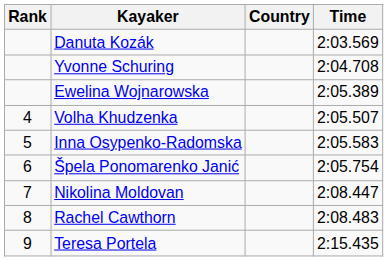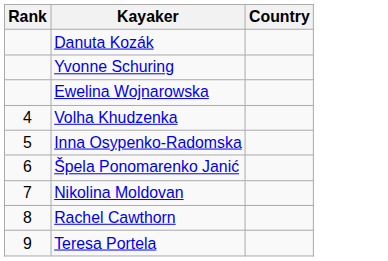- column: (348, 17)
